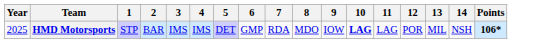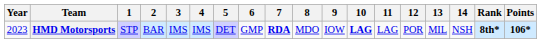+ column: (490, 12)
(17, 29) 2025 -> (17, 29) 2023
(279, 29) normal -> (279, 29) bold
